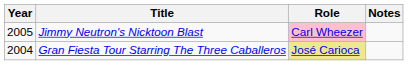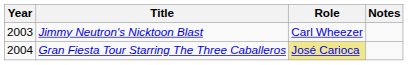(20, 32) 2005 -> (20, 32) 2003
(327, 32) pink background -> (327, 32) no background
